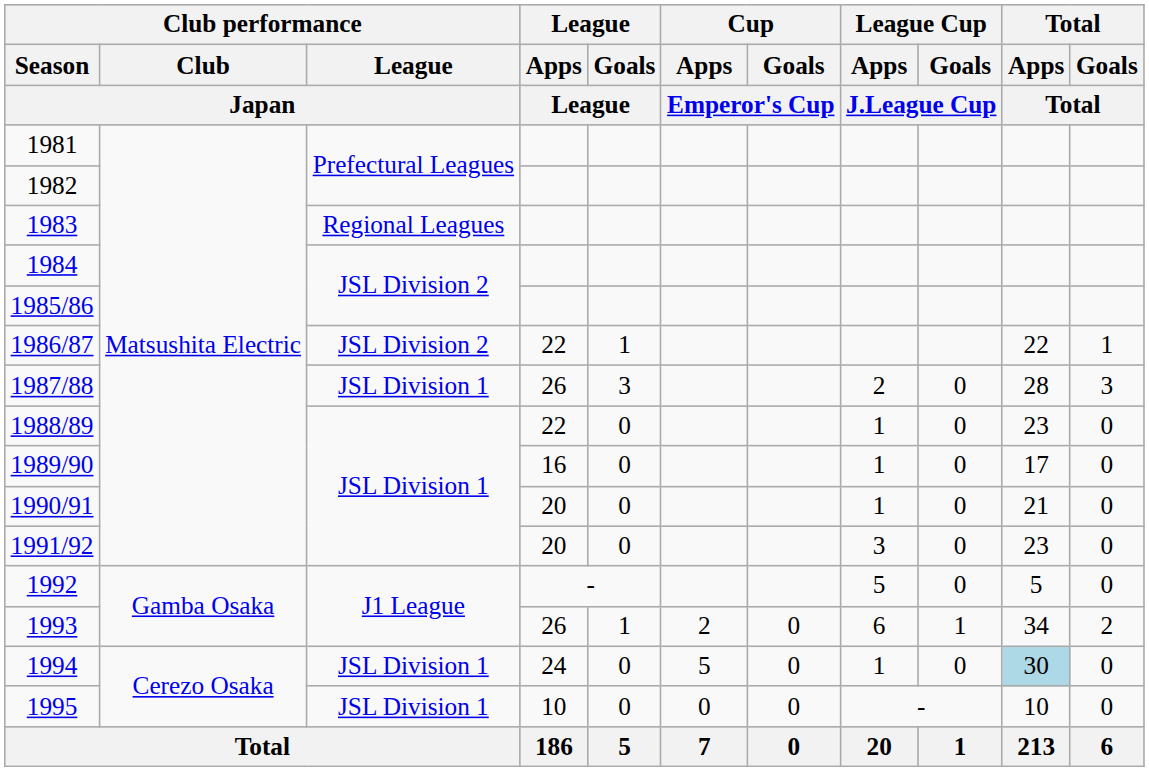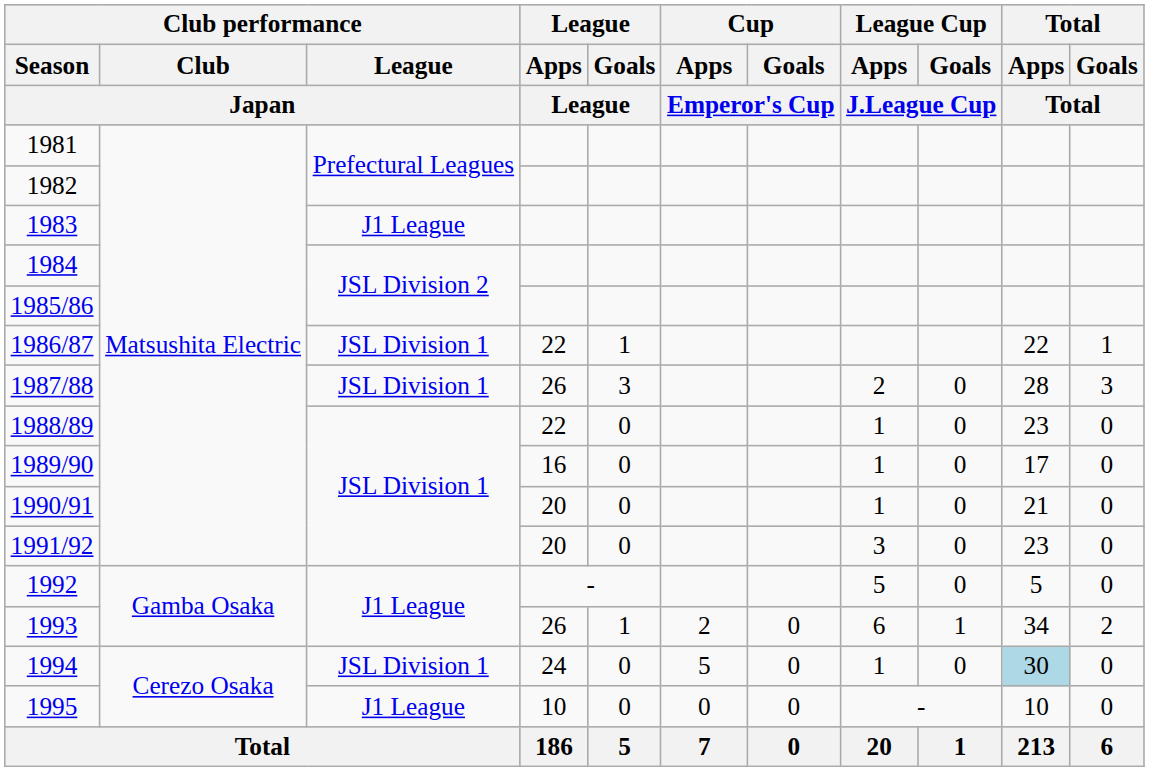(413, 225) Regional Leagues -> (413, 225) J1 League
(413, 345) JSL Division 2 -> (413, 345) JSL Division 1
(413, 706) JSL Division 1 -> (413, 706) J1 League
